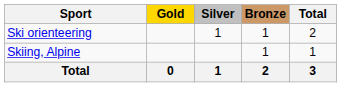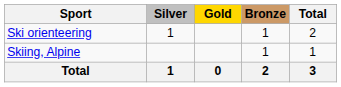columns swapped: (170, 14) <-> (218, 14)
